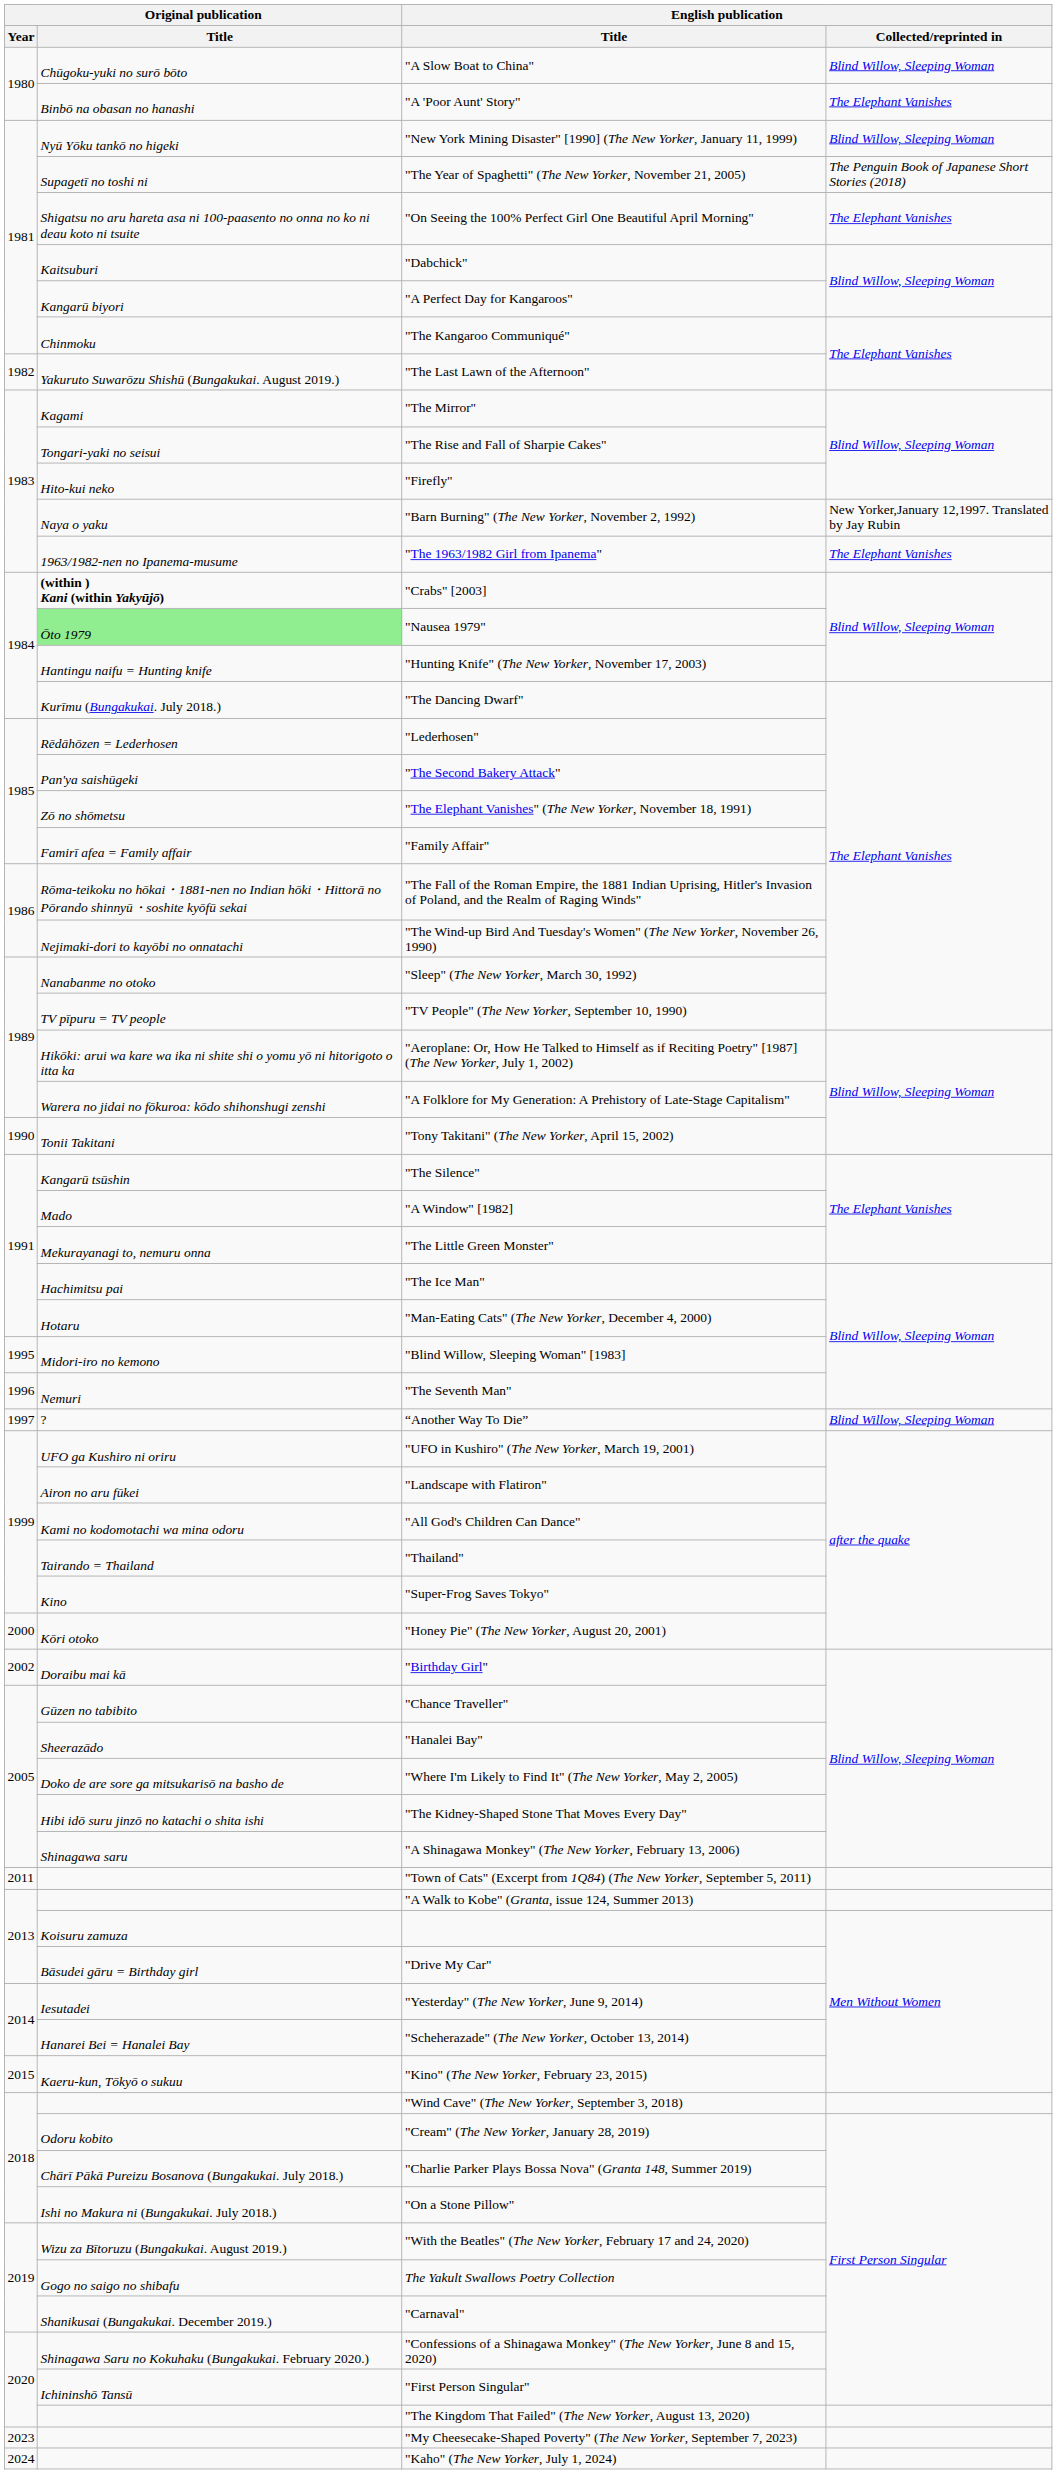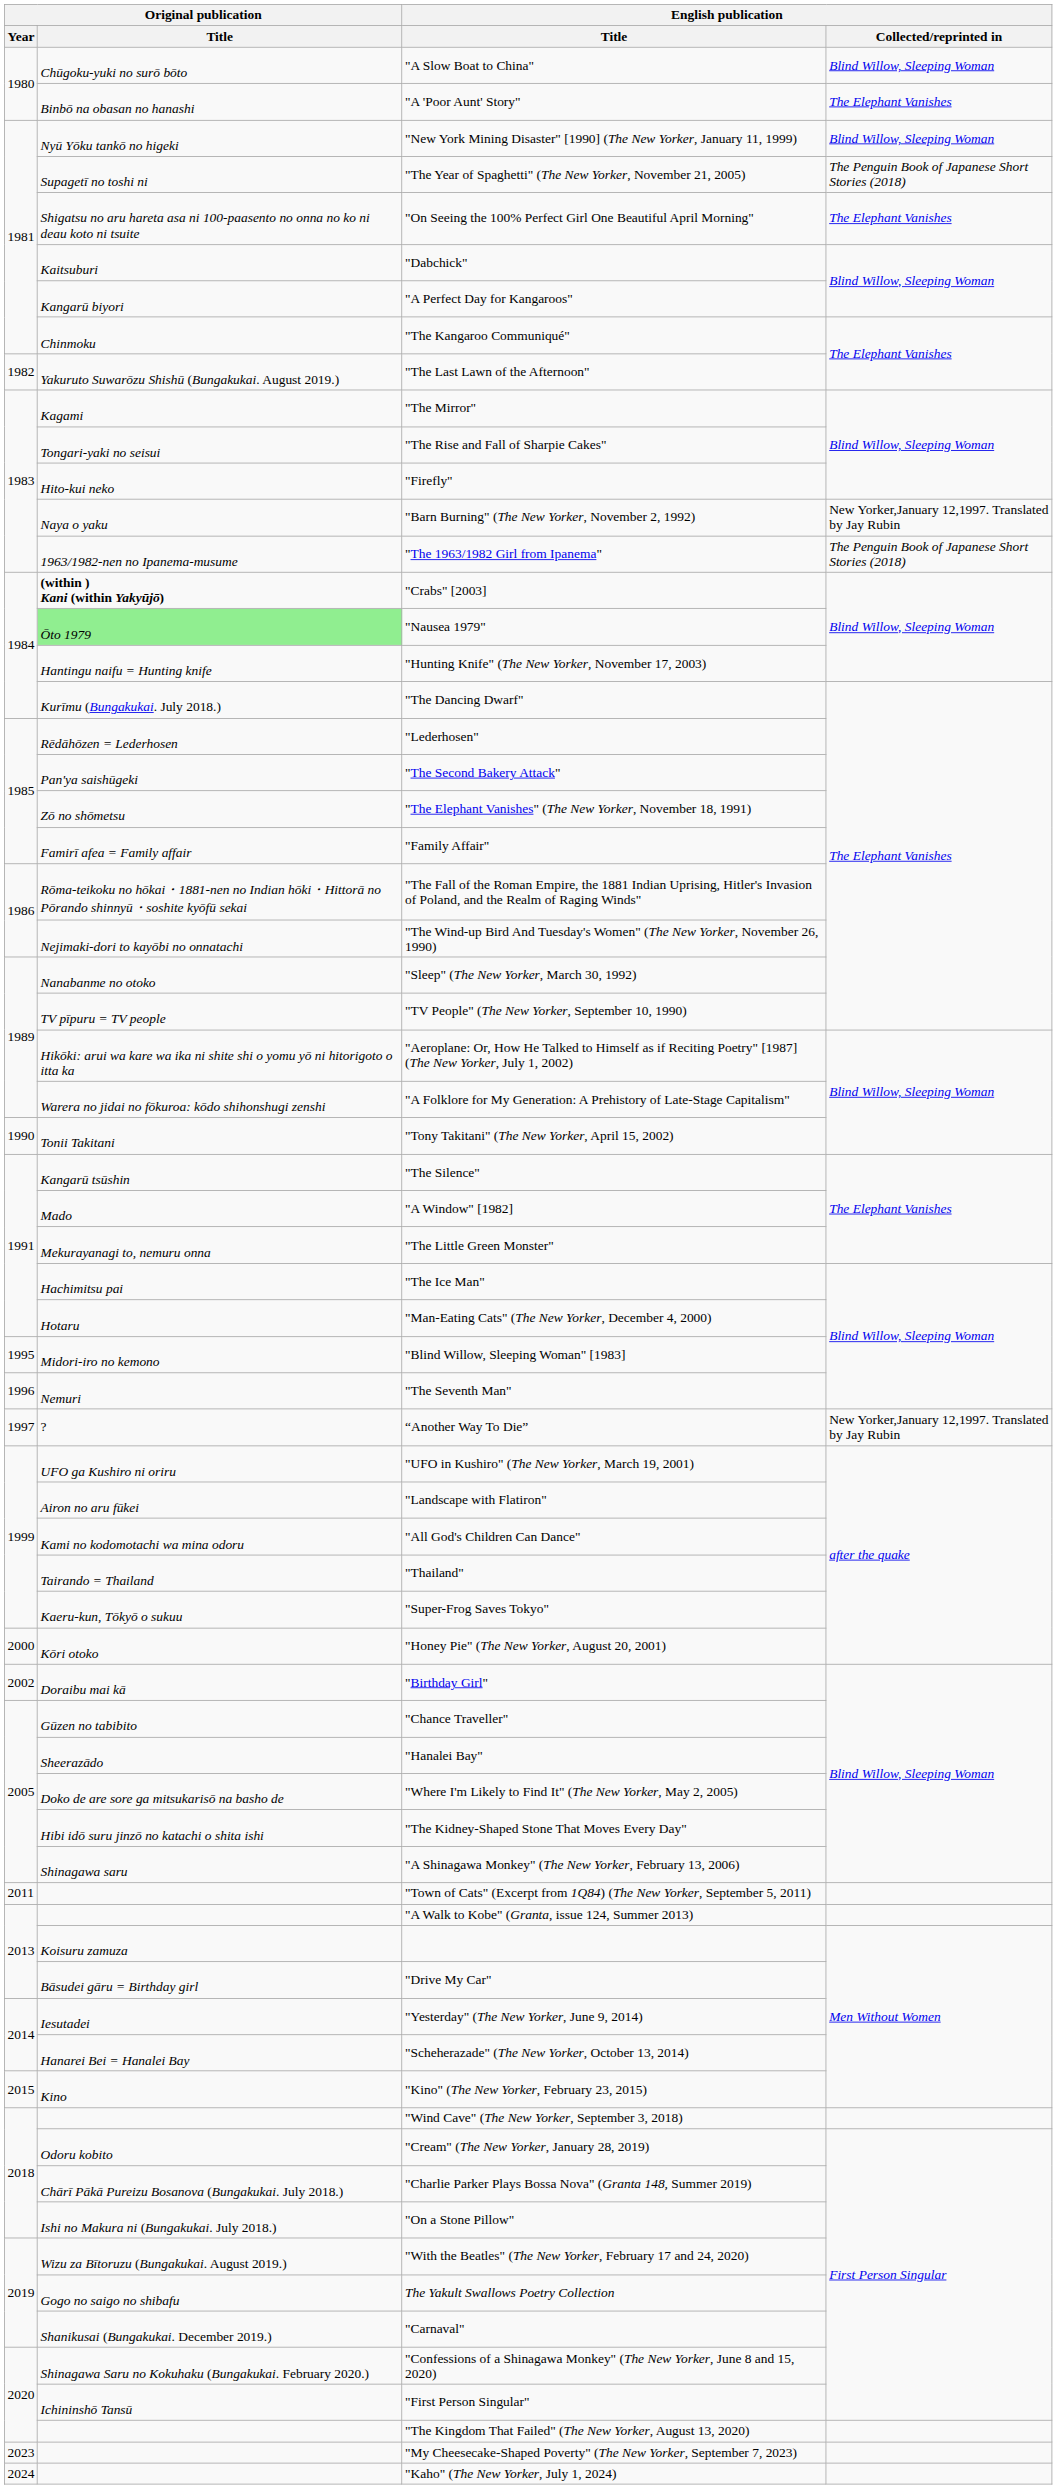(890, 554) The Elephant Vanishes -> (929, 554) The Penguin Book of Japanese Short Stories (2018)
(912, 1419) Blind Willow, Sleeping Woman -> (939, 1427) New Yorker,January 12,1997. Translated by Jay Rubin
(54, 1602) Kino -> (112, 1617) Kaeru-kun, Tōkyō o sukuu
(112, 2081) Kaeru-kun, Tōkyō o sukuu -> (54, 2096) Kino
